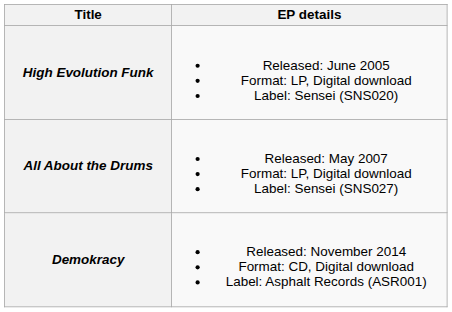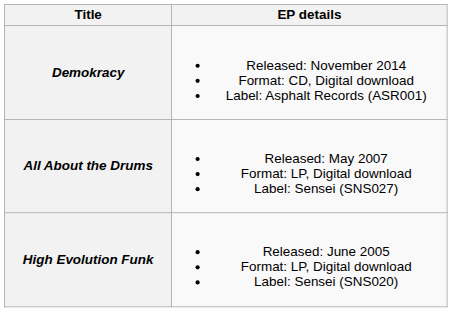rows swapped: (88, 72) <-> (88, 259)
